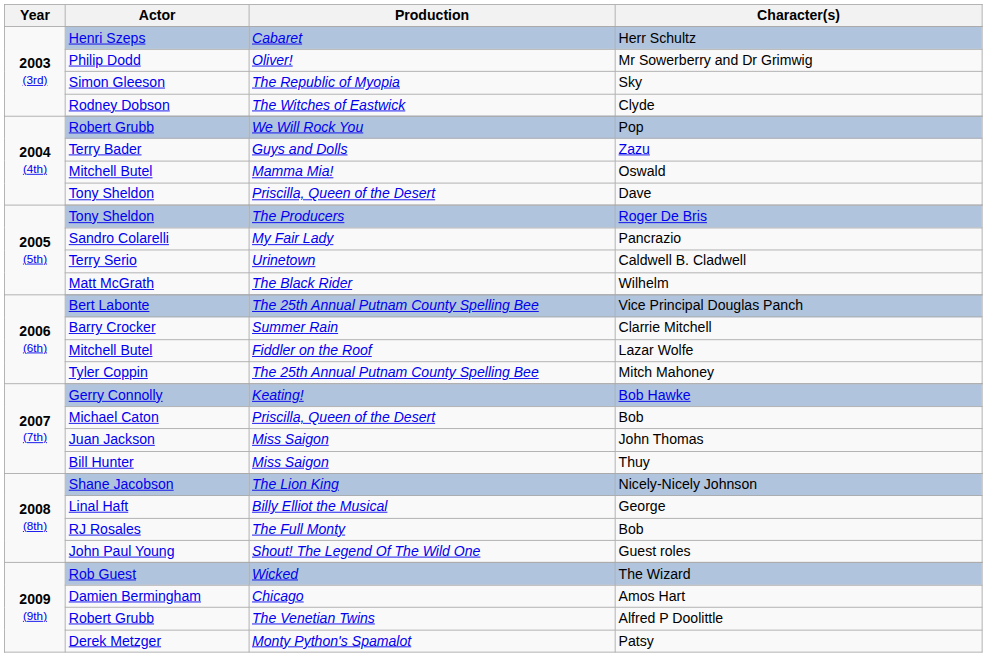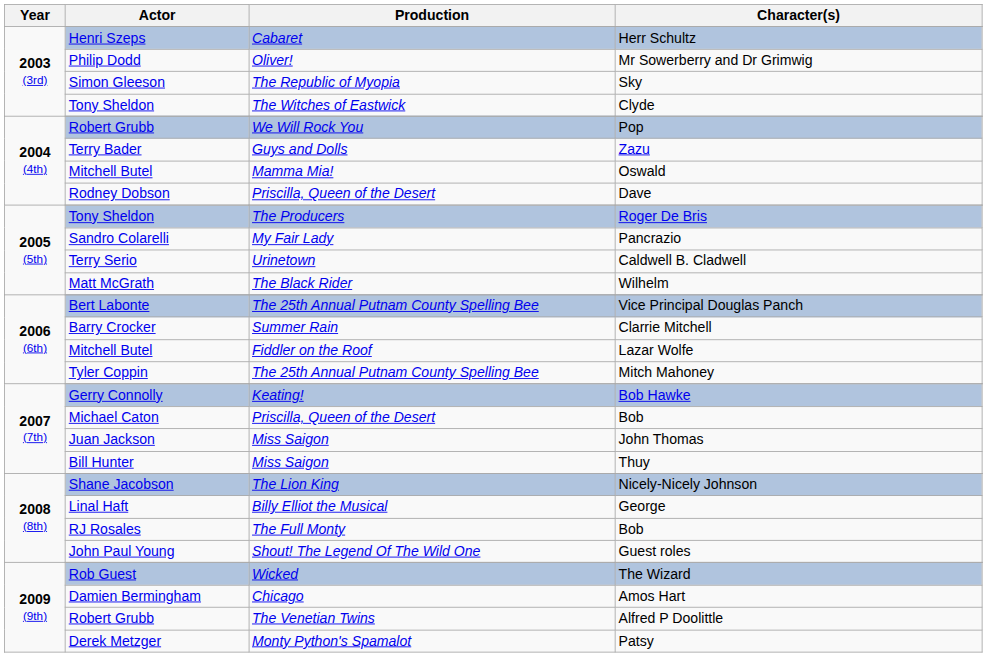(119, 104) Rodney Dobson -> (111, 104) Tony Sheldon
(111, 194) Tony Sheldon -> (119, 194) Rodney Dobson
